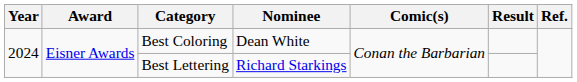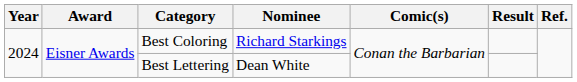(273, 41) Dean White -> (291, 41) Richard Starkings
(291, 65) Richard Starkings -> (273, 65) Dean White
